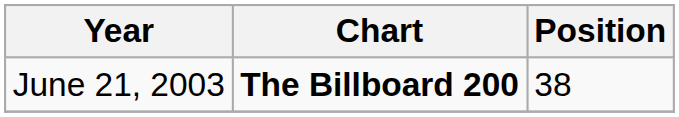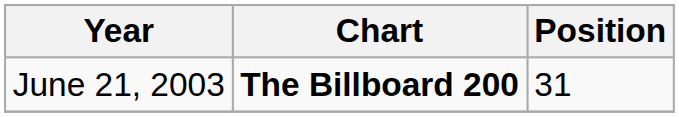(553, 84) 38 -> (553, 84) 31
